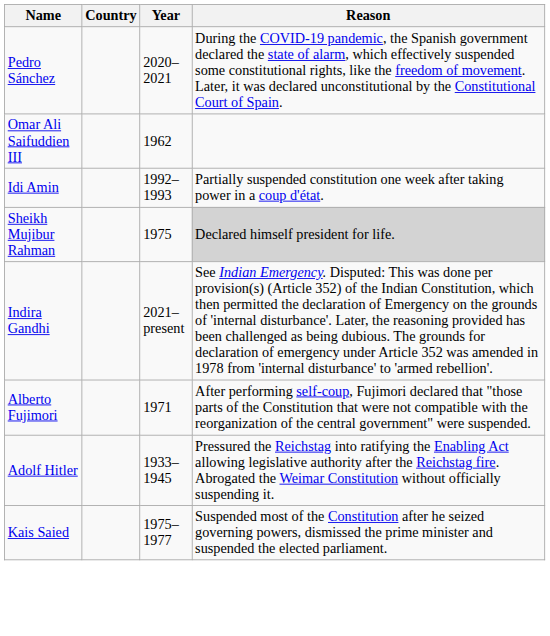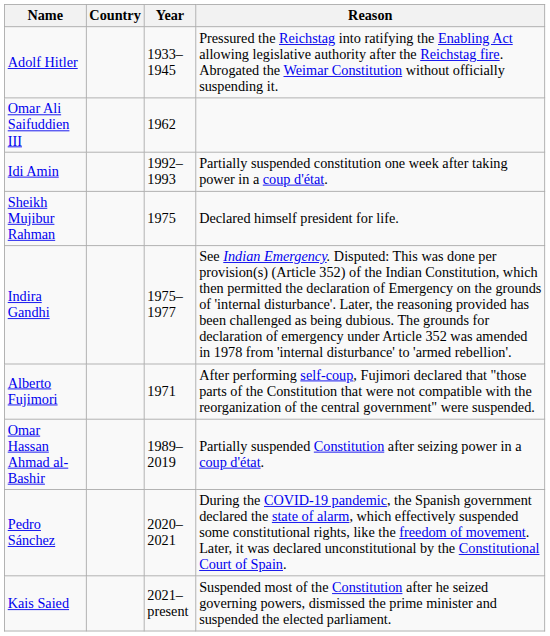rows swapped: (43, 470) <-> (31, 70)
(295, 234) lightgrey background -> (299, 218) no background
(164, 320) 2021–present -> (165, 304) 1975–1977
+ row: (38, 454)
(161, 532) 1975–1977 -> (168, 603) 2021–present
